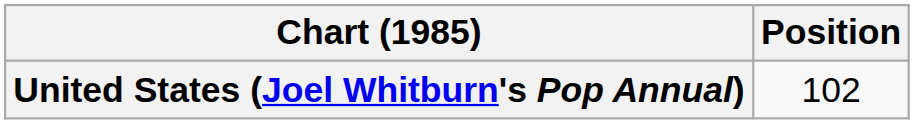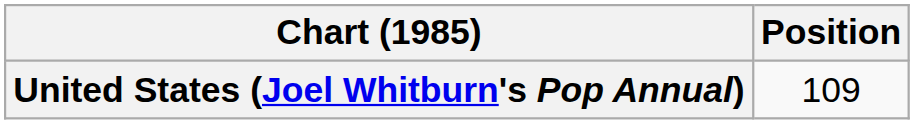(831, 88) 102 -> (831, 88) 109
